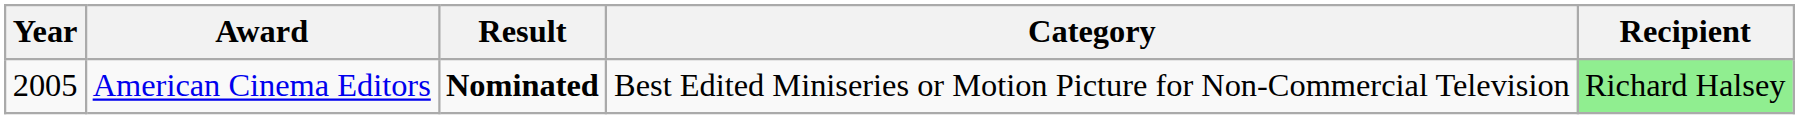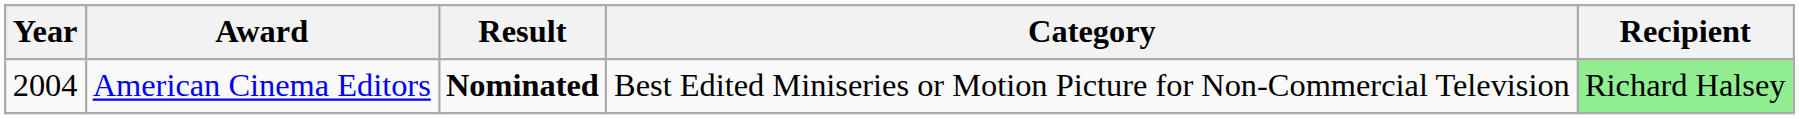(45, 85) 2005 -> (45, 85) 2004
